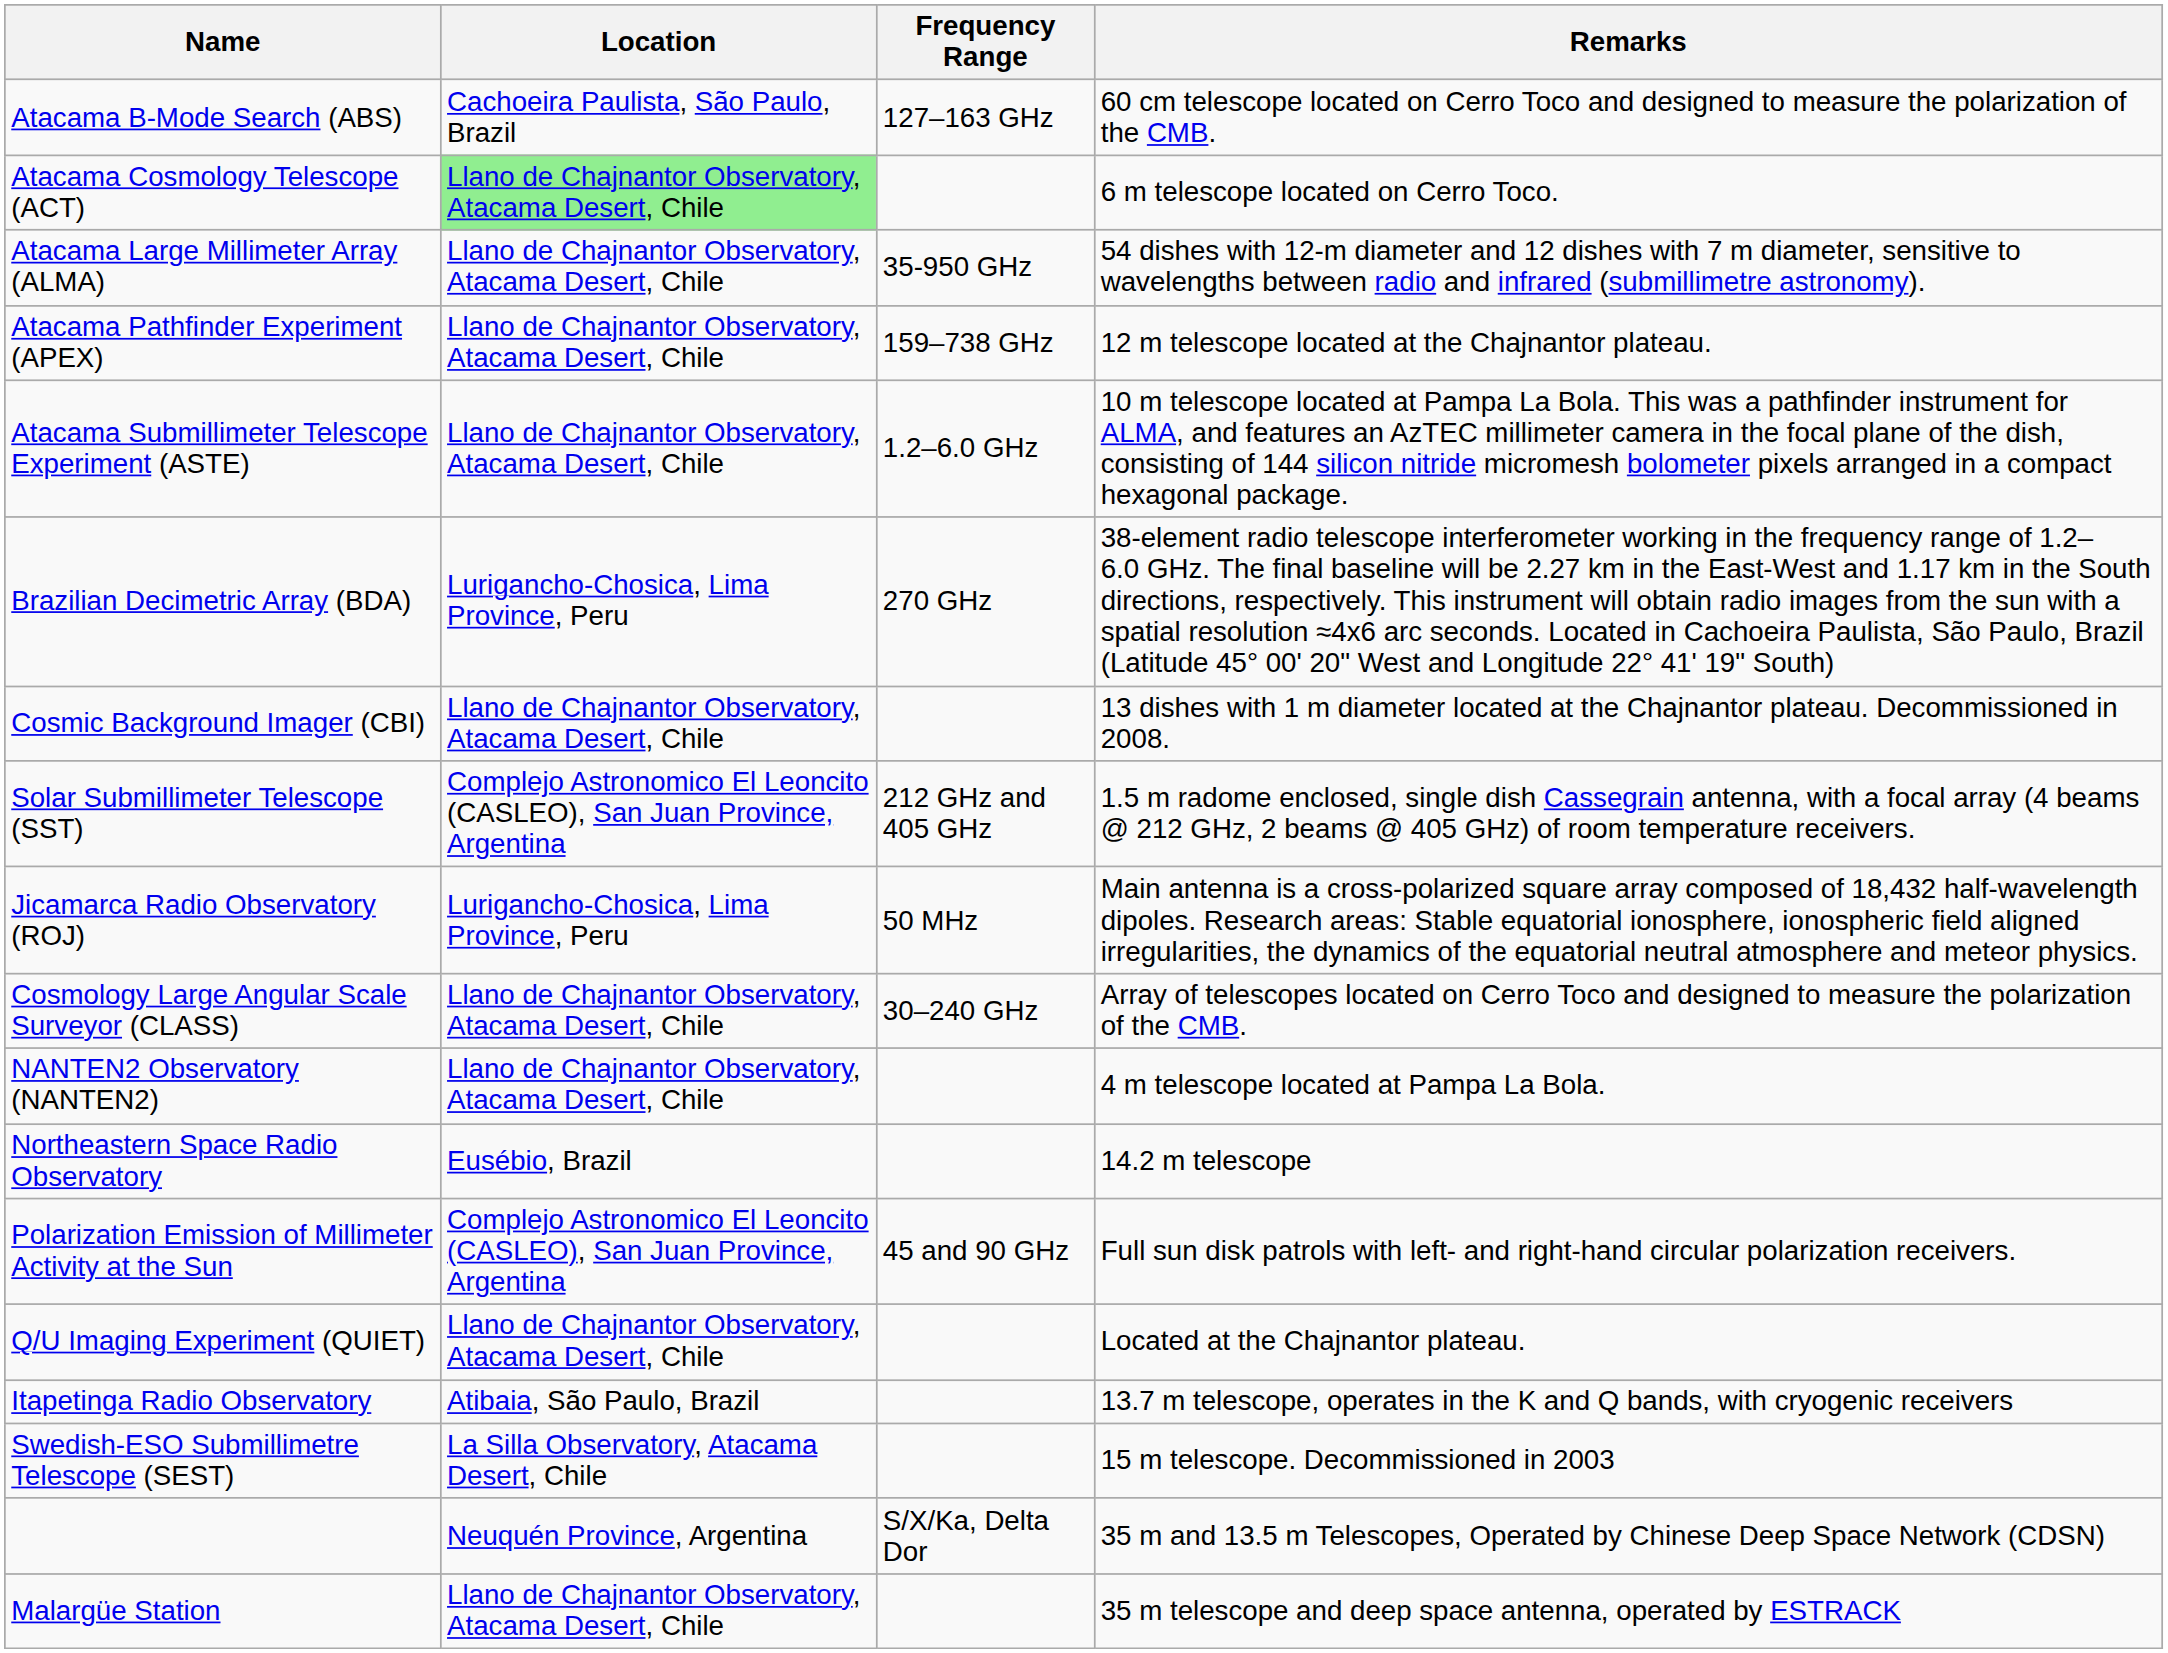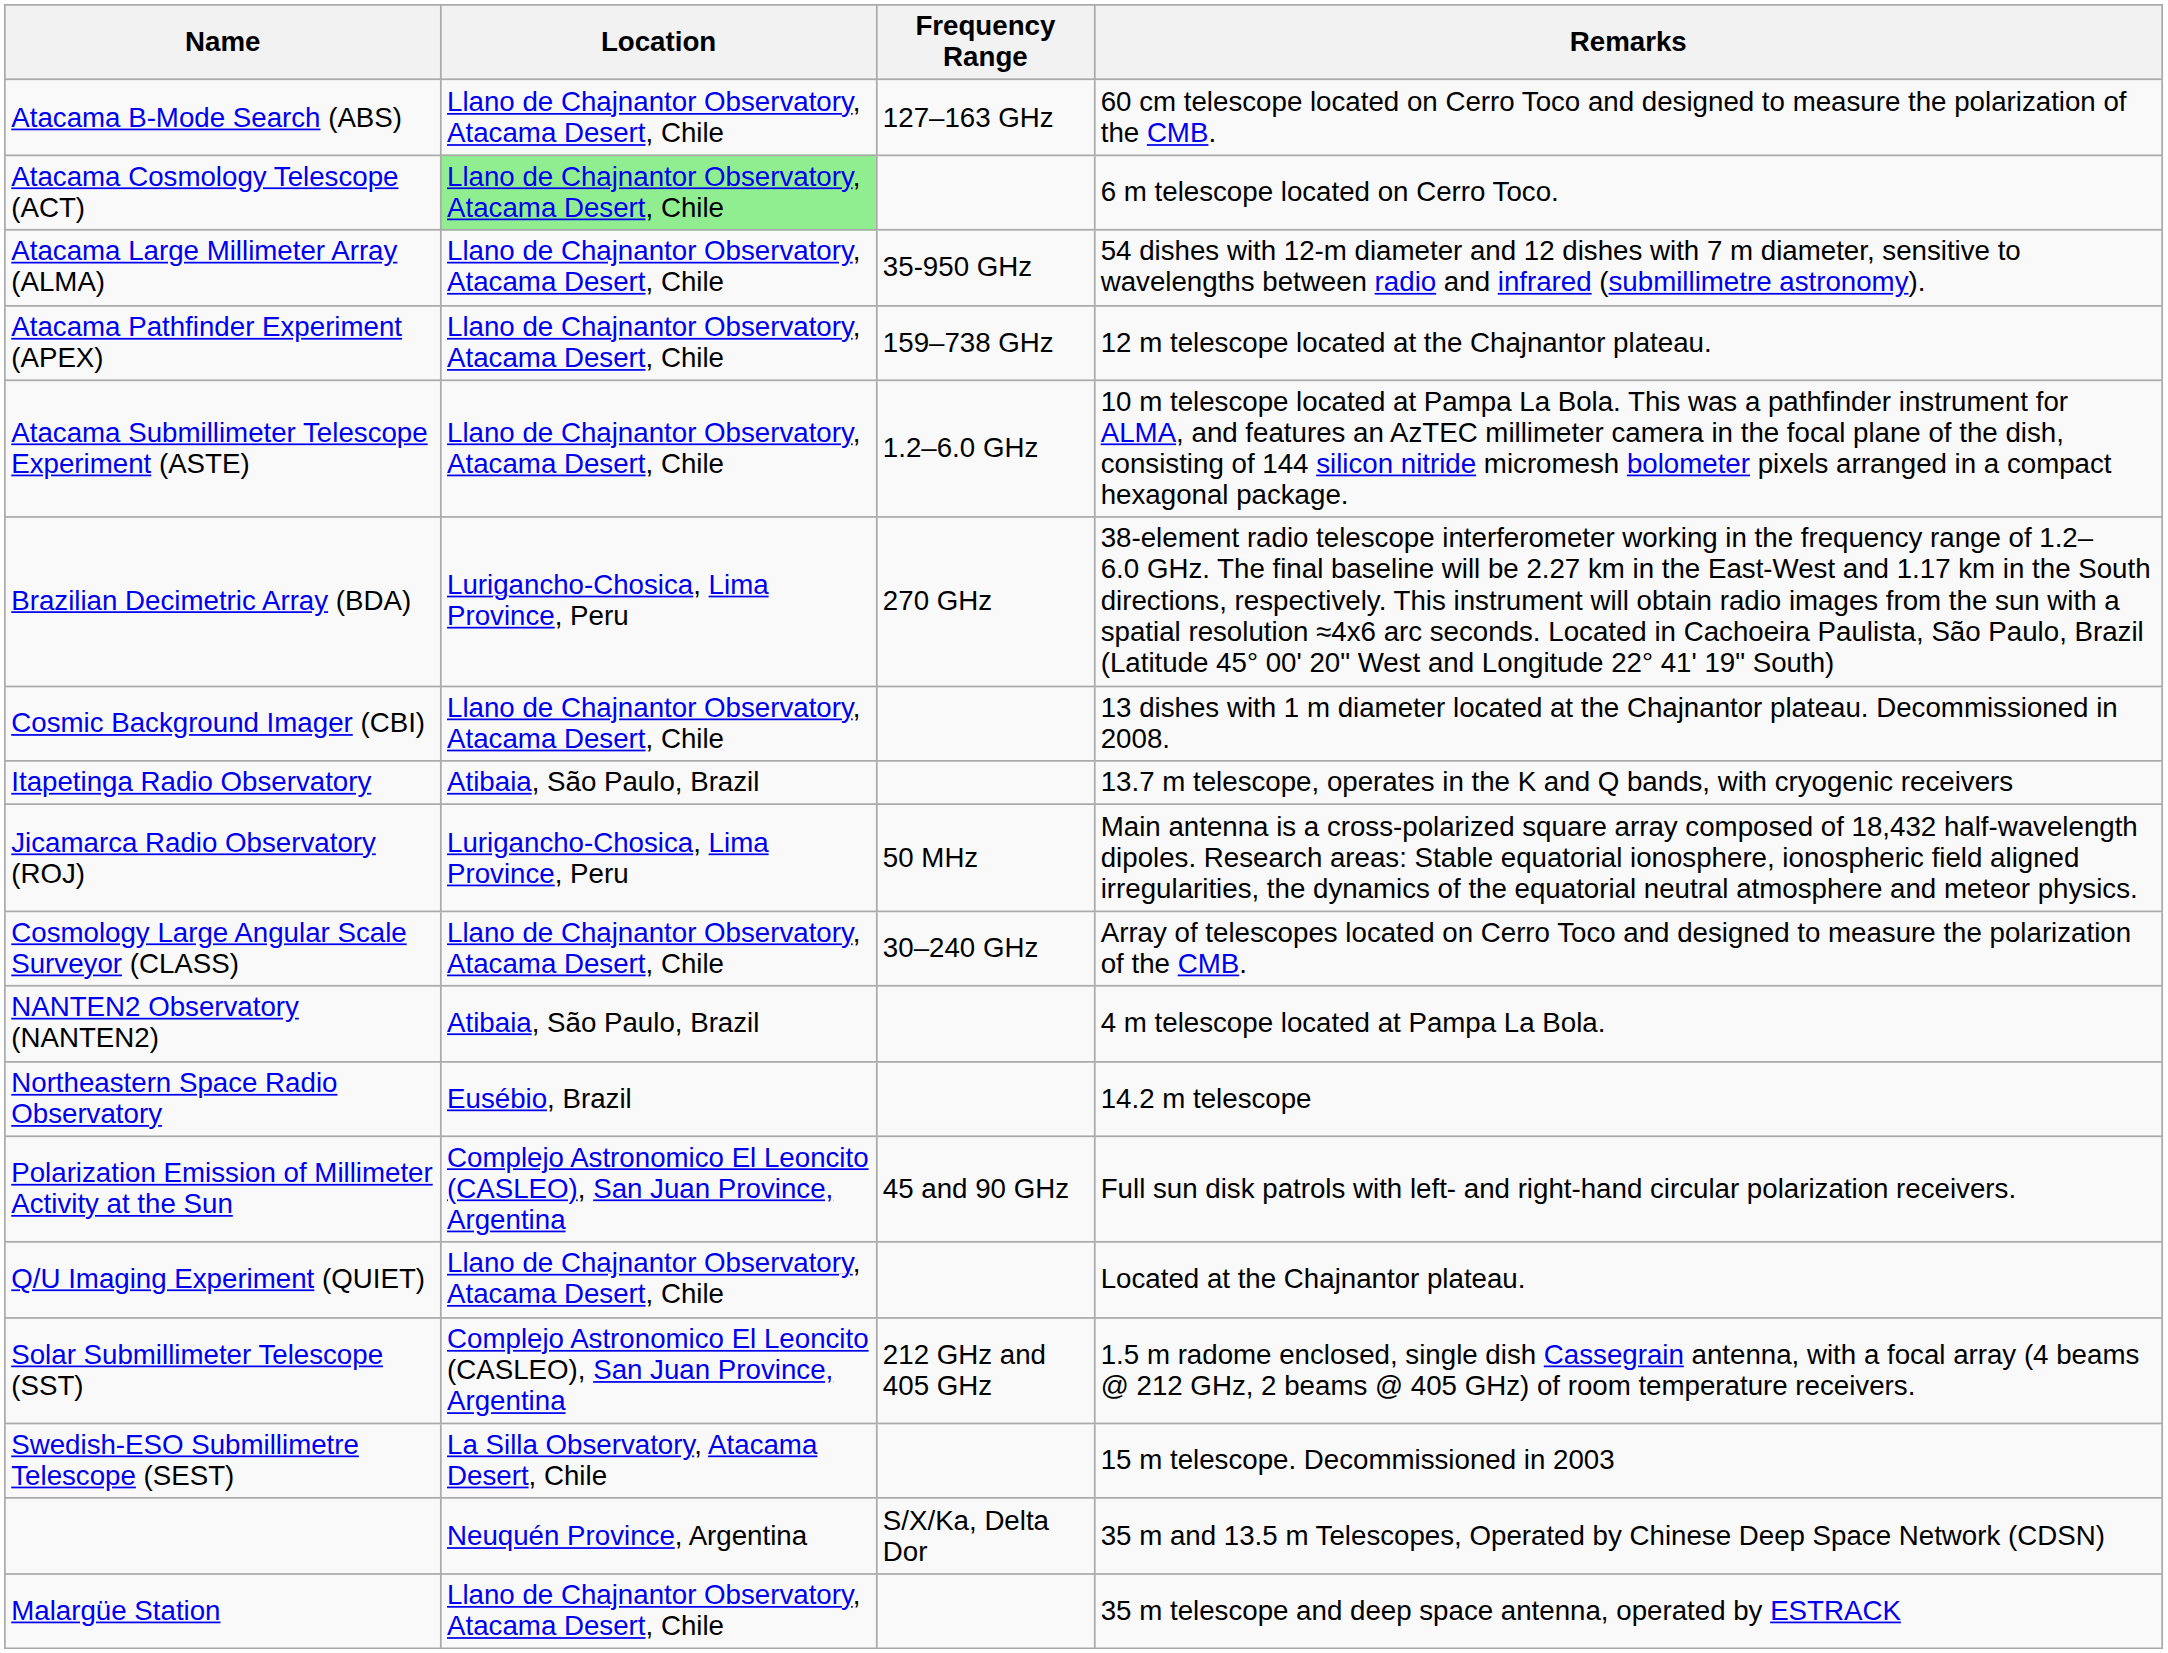(639, 117) Cachoeira Paulista, São Paulo, Brazil -> (654, 117) Llano de Chajnantor Observatory, Atacama Desert, Chile
rows swapped: (191, 1401) <-> (197, 813)
(654, 1085) Llano de Chajnantor Observatory, Atacama Desert, Chile -> (603, 1023) Atibaia, São Paulo, Brazil
